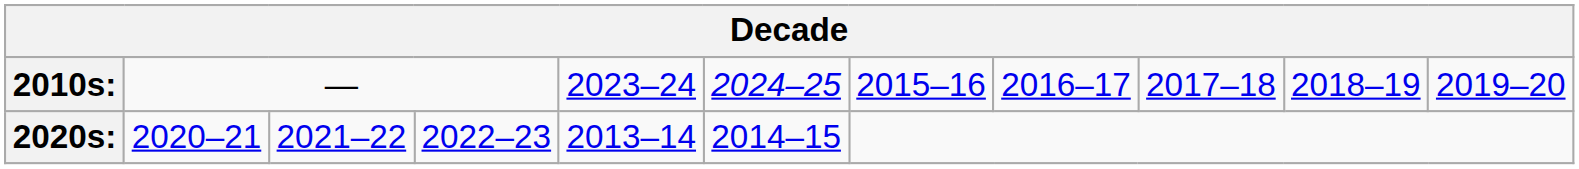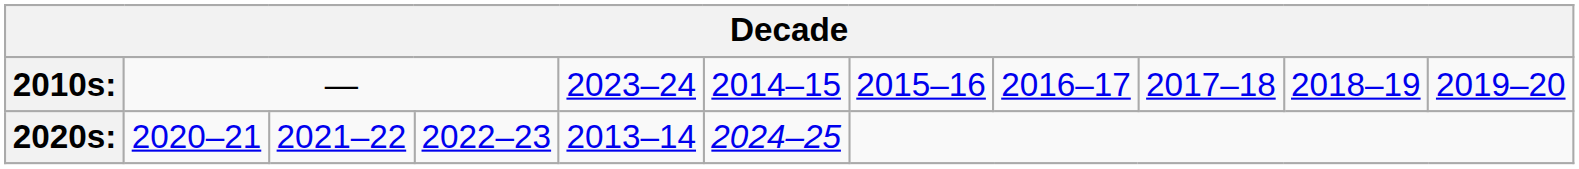(776, 83) 2024–25 -> (776, 83) 2014–15
(776, 136) 2014–15 -> (776, 136) 2024–25
